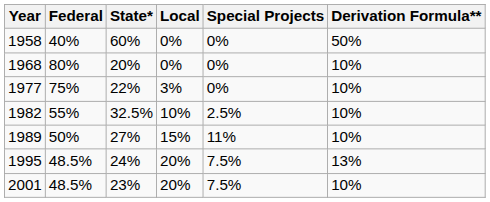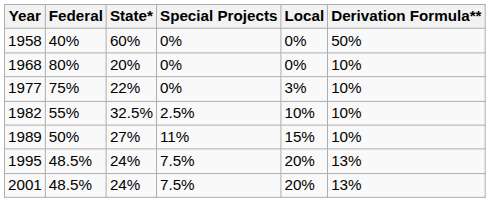columns swapped: (180, 16) <-> (265, 16)
(125, 185) 23% -> (125, 185) 24%
(346, 185) 10% -> (346, 185) 13%
